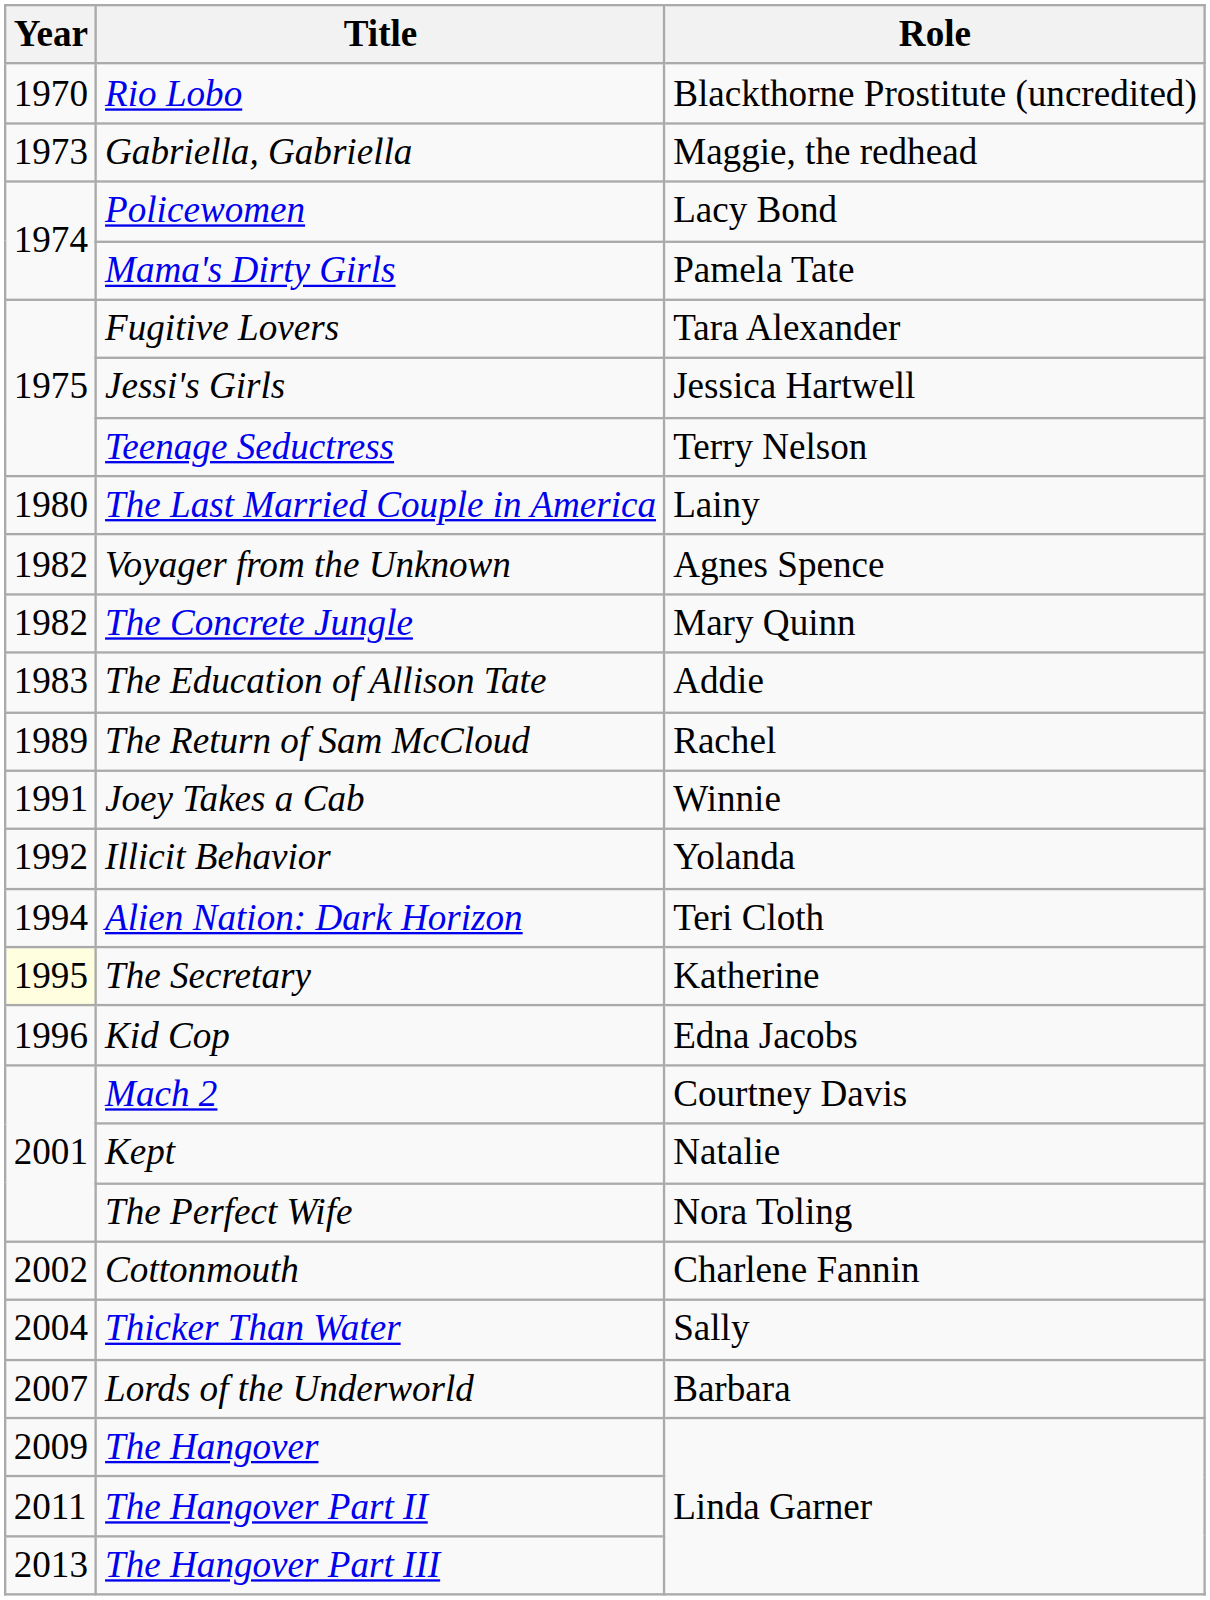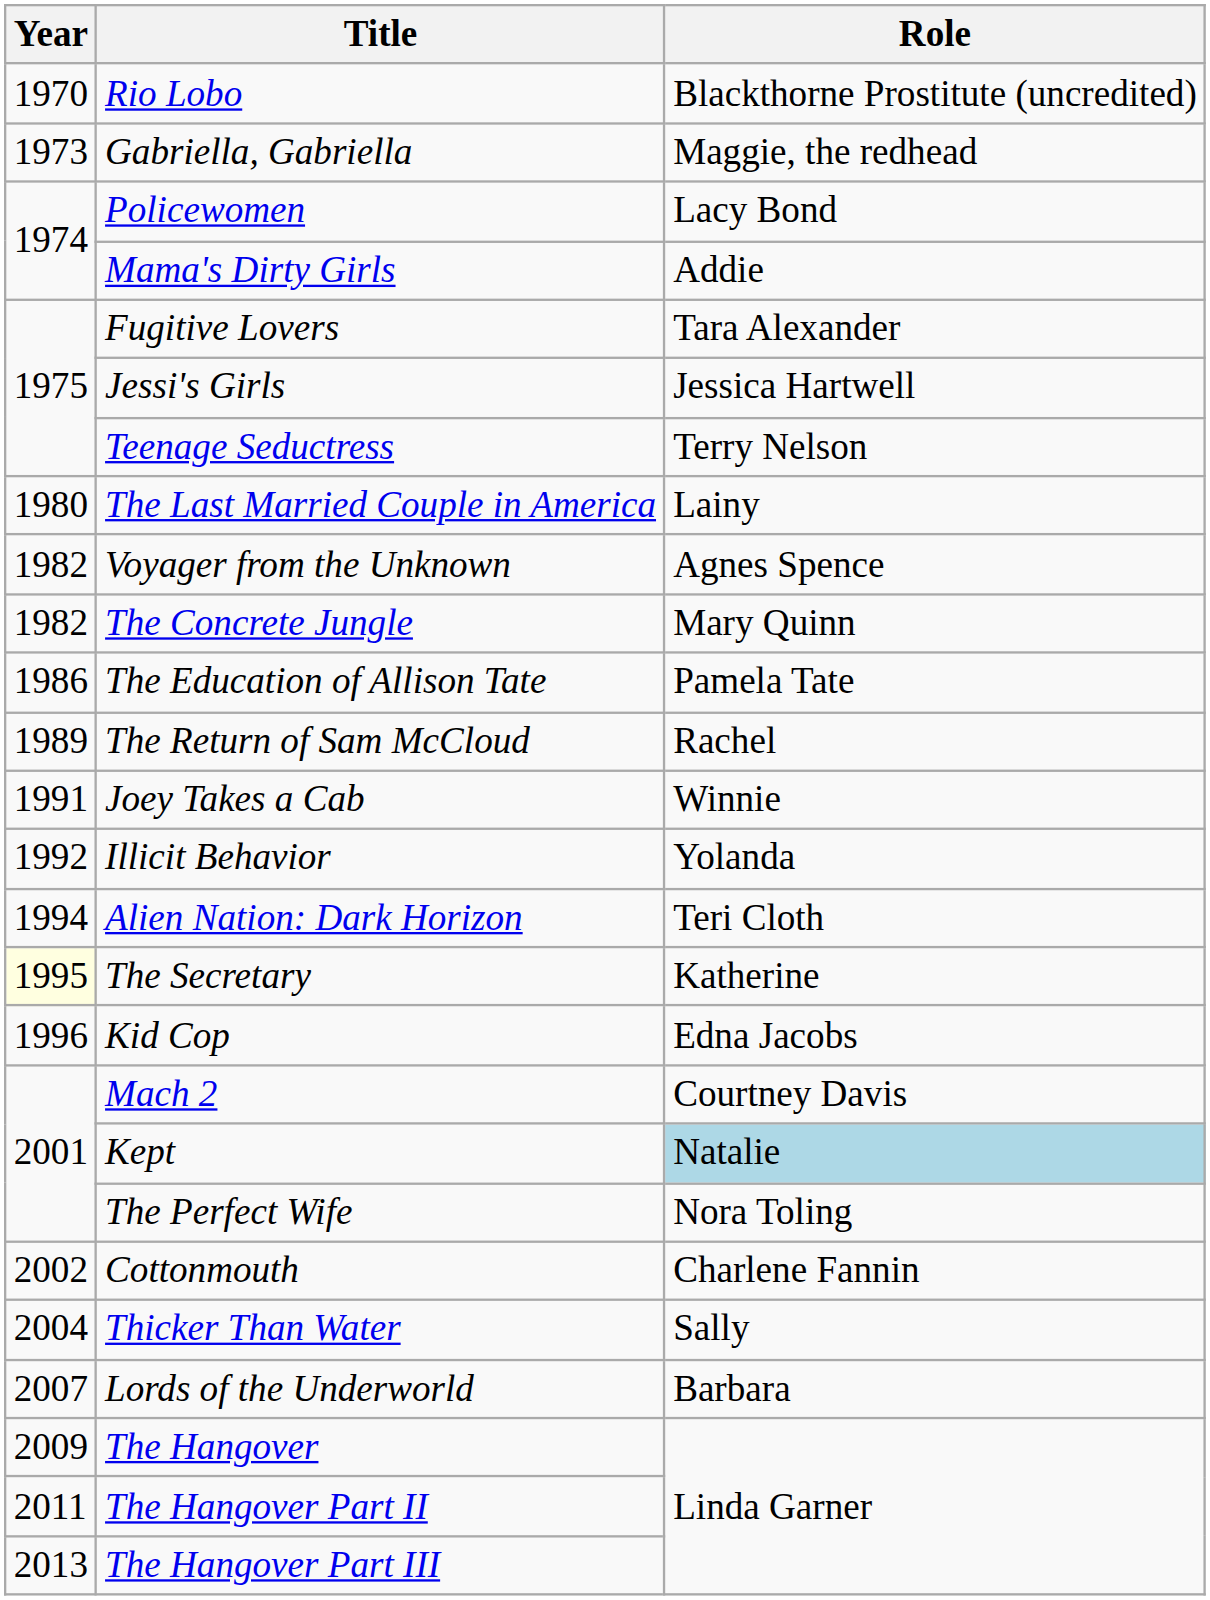(764, 269) Pamela Tate -> (719, 269) Addie
(51, 681) 1983 -> (51, 681) 1986
(719, 681) Addie -> (764, 681) Pamela Tate
(727, 1152) no background -> (727, 1152) lightblue background
